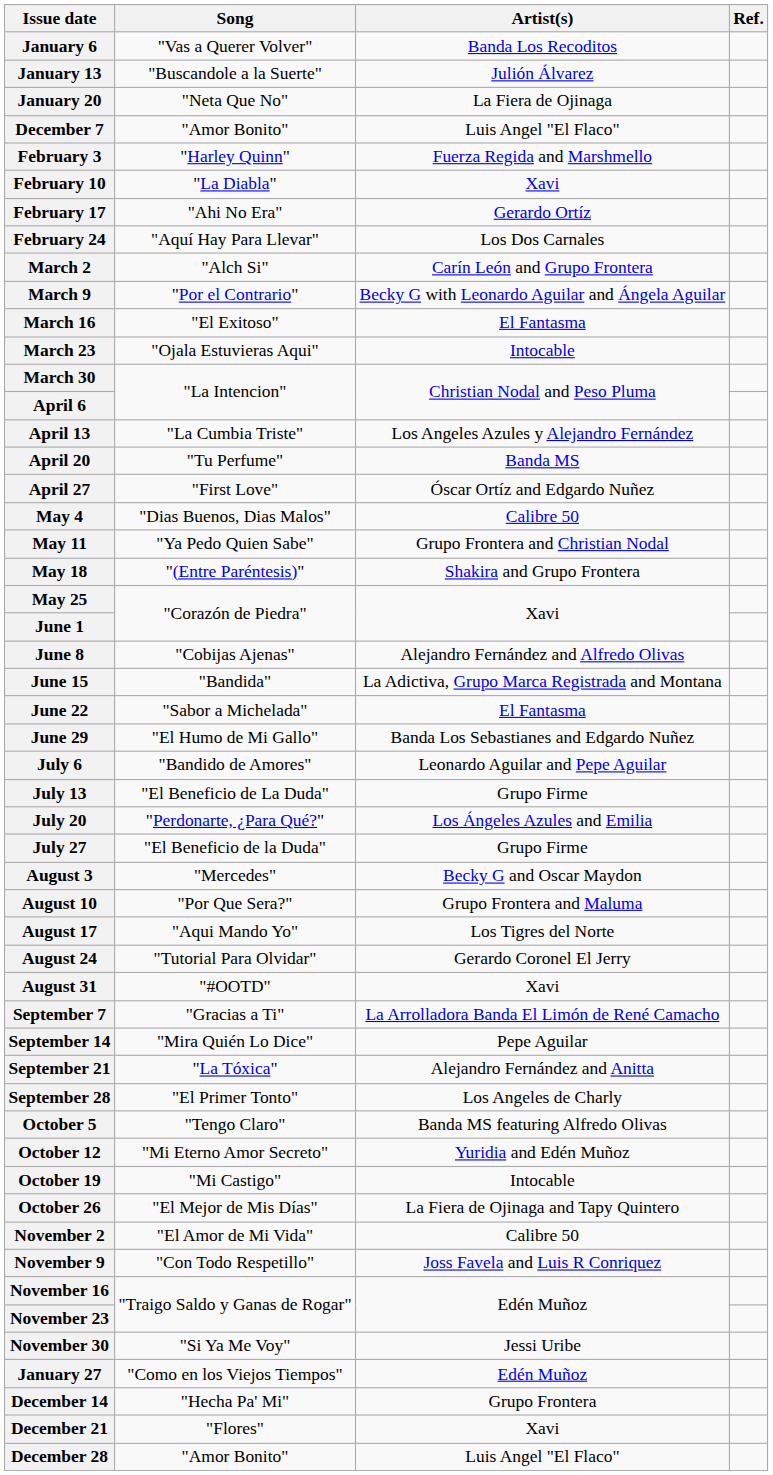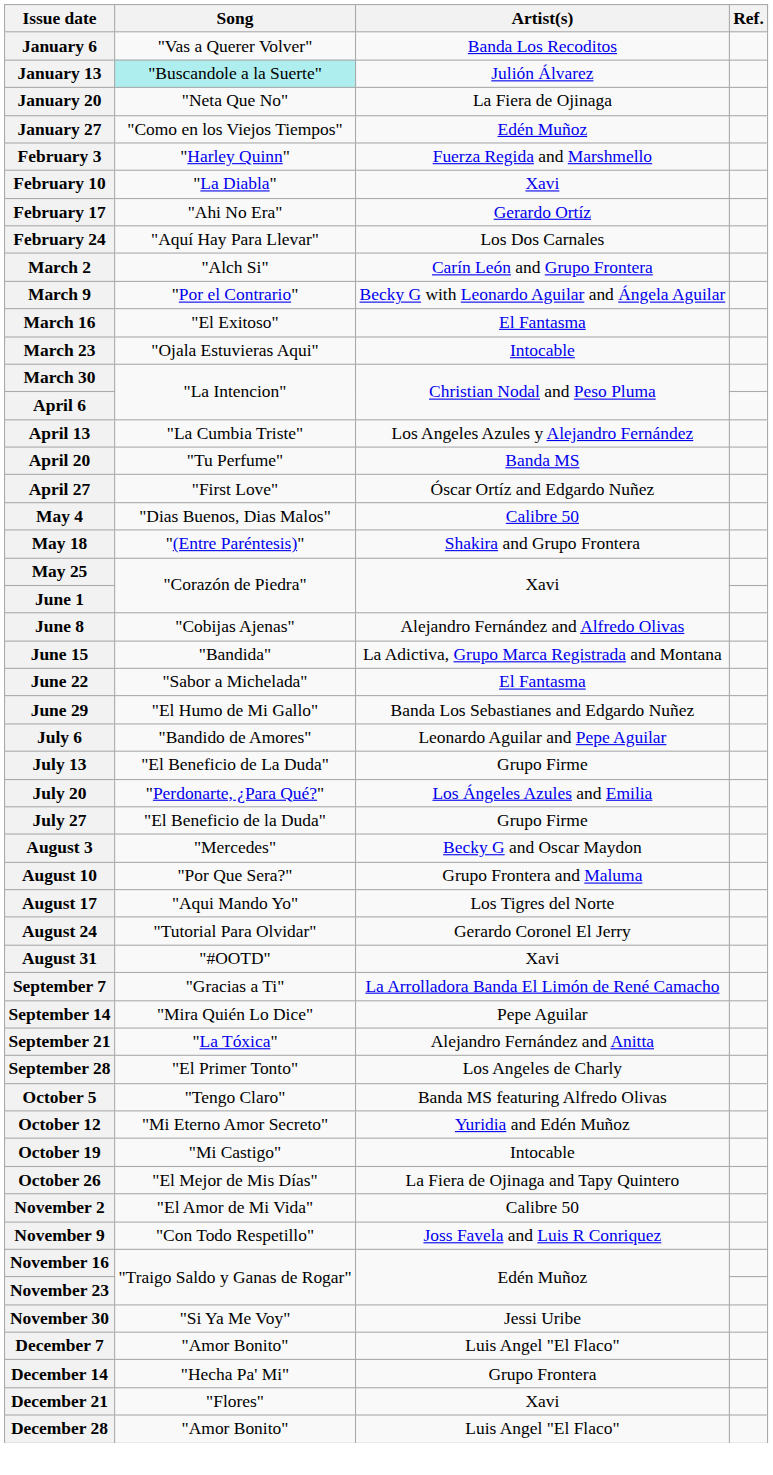(235, 73) no background -> (235, 73) paleturquoise background
rows swapped: (60, 1373) <-> (60, 128)
- row: (60, 543)
